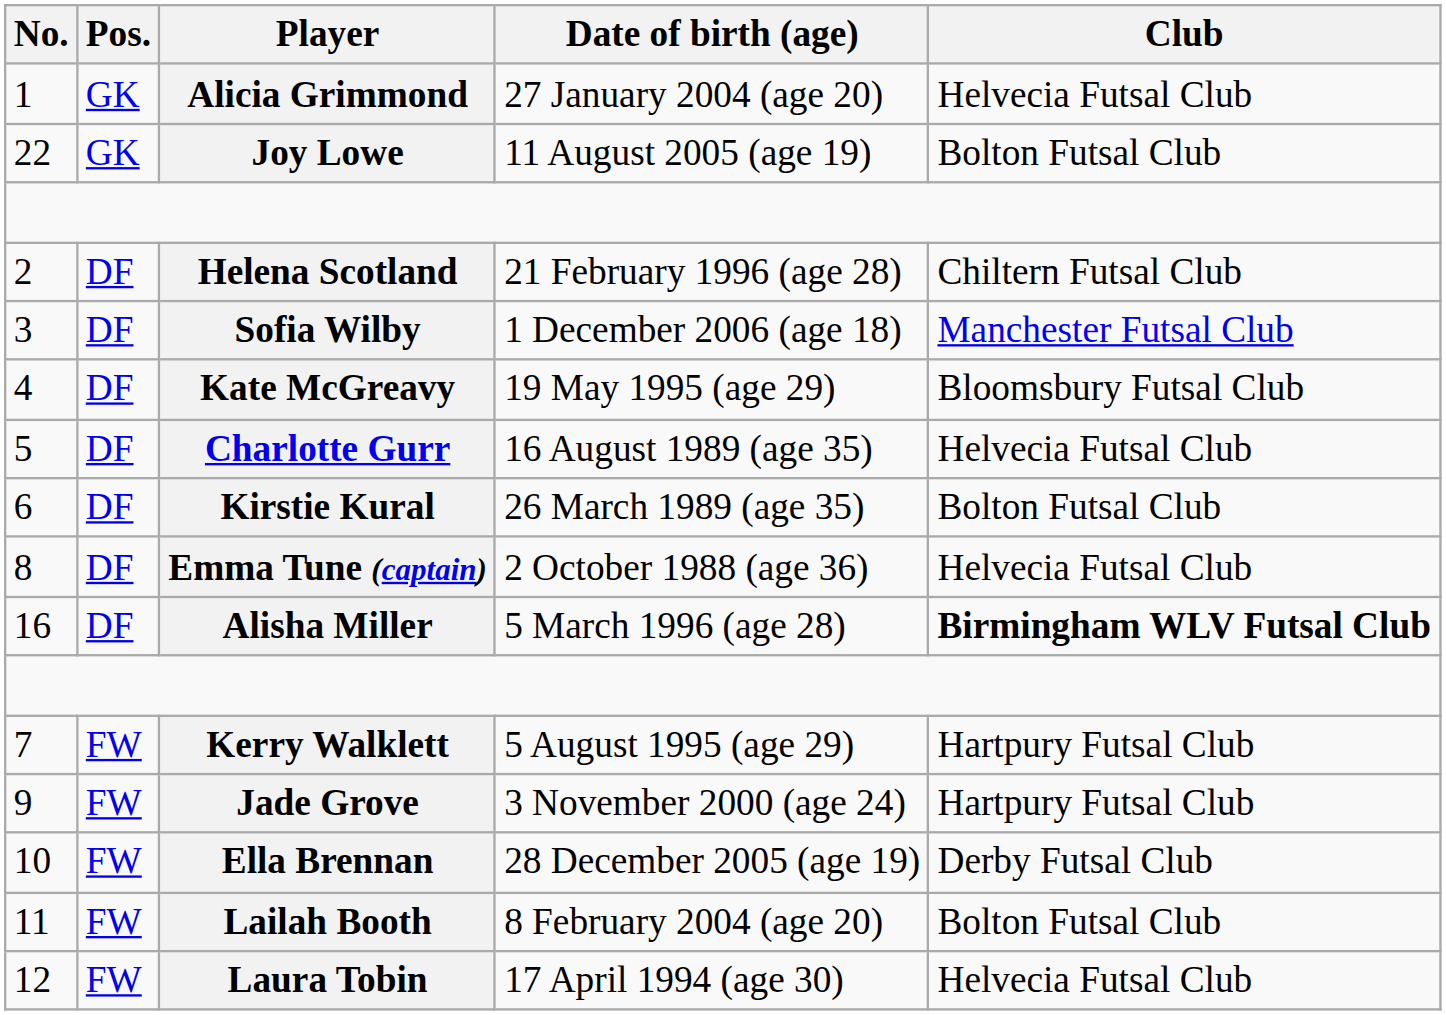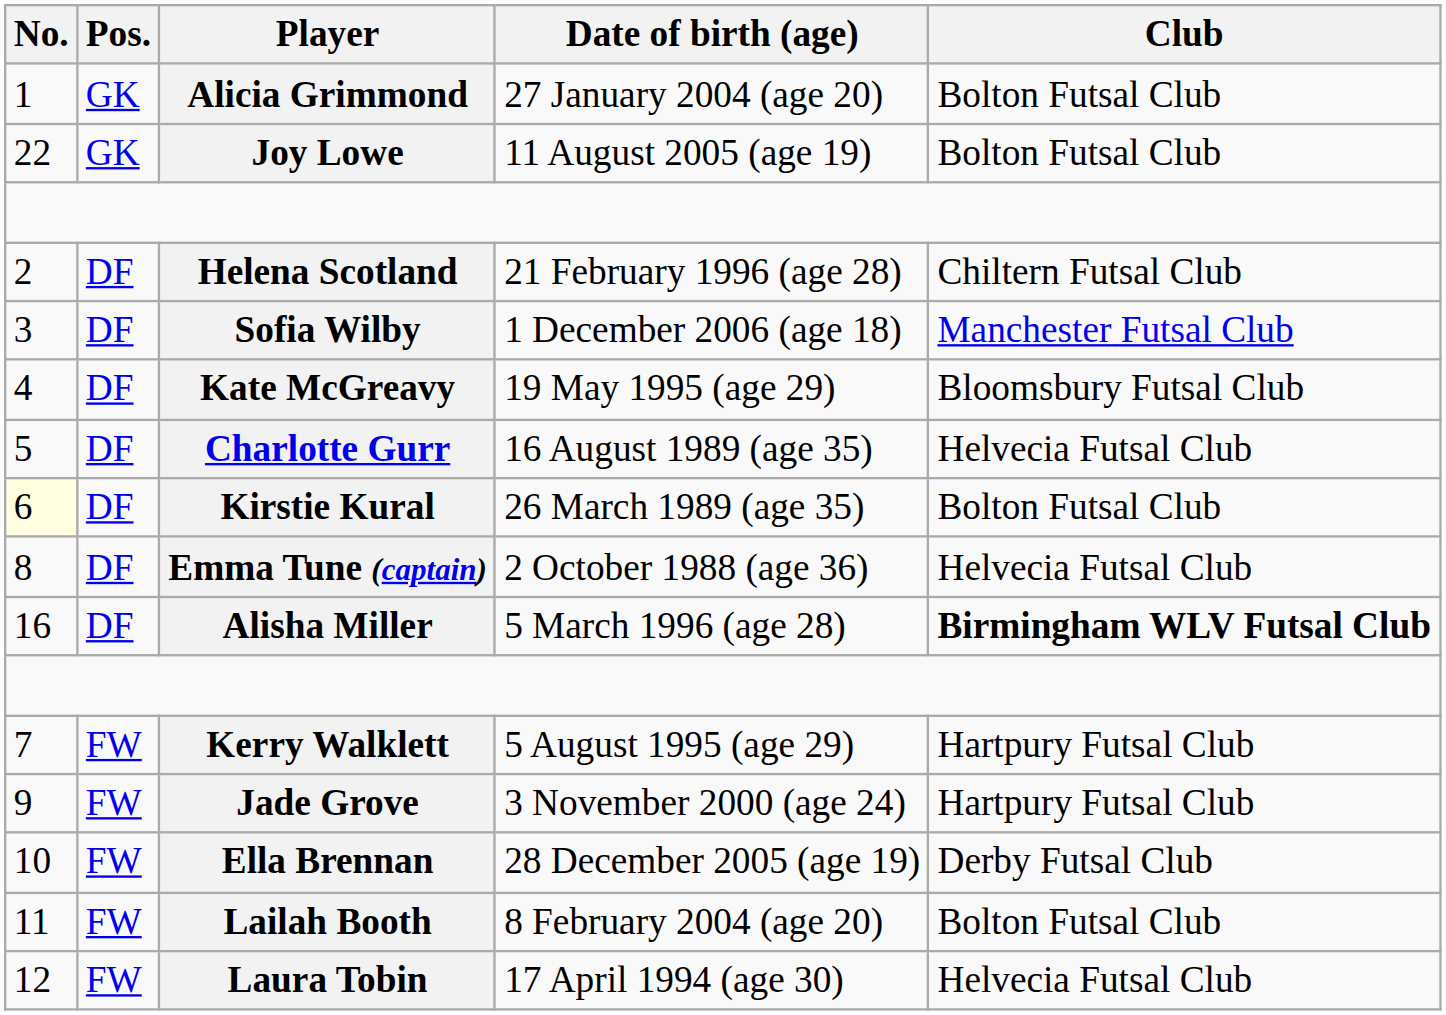(1095, 93) Helvecia Futsal Club -> (1079, 93) Bolton Futsal Club
(23, 507) no background -> (23, 507) lightyellow background
